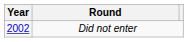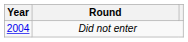(18, 29) 2002 -> (18, 29) 2004
